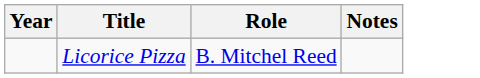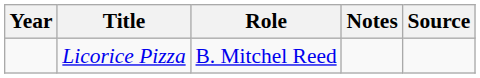+ column: (439, 21)
